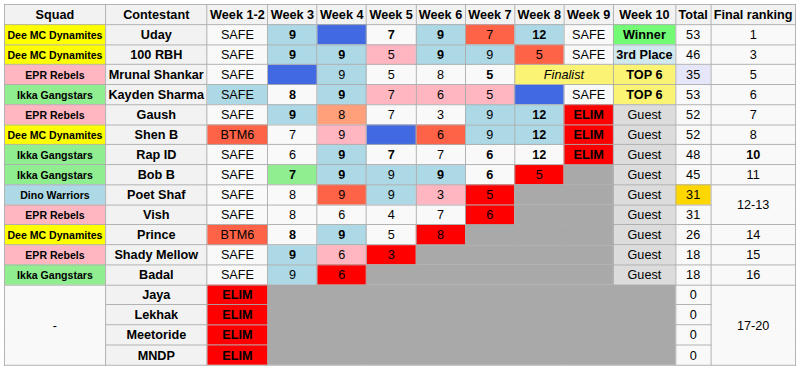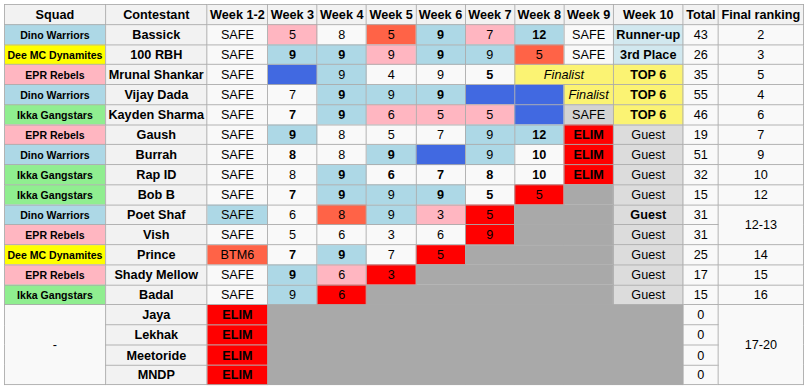- row: (156, 35)
+ row: (156, 35)
(391, 55) 5 -> (391, 55) 9
(693, 55) 46 -> (701, 55) 26
(391, 75) 5 -> (391, 75) 4
(441, 75) 8 -> (441, 75) 9
(693, 75) lavender background -> (701, 75) no background
+ row: (156, 95)
(237, 95) lightblue background -> (237, 115) no background
(292, 95) 8 -> (292, 115) 7
(391, 95) 7 -> (391, 115) 6
(441, 95) 6 -> (441, 115) 5
(589, 95) no background -> (589, 115) lightgrey background
(693, 95) 53 -> (701, 115) 46
(342, 115) lightsalmon background -> (342, 135) no background
(391, 115) 7 -> (391, 135) 5
(441, 115) 3 -> (441, 135) 7
(693, 115) 52 -> (701, 135) 19
- row: (156, 135)
+ row: (156, 155)
(292, 155) 6 -> (292, 175) 8
(391, 155) 7 -> (391, 175) 6
(441, 155) normal -> (441, 175) bold
(490, 155) 6 -> (490, 175) 8
(539, 155) 12 -> (539, 175) 10
(693, 155) 48 -> (701, 175) 32
(753, 155) bold -> (761, 175) normal
(292, 175) lightgreen background -> (292, 195) no background
(490, 175) 6 -> (490, 195) 5
(693, 175) 45 -> (701, 195) 15
(753, 175) 11 -> (761, 195) 12
(237, 195) no background -> (237, 215) lightblue background
(292, 195) 8 -> (292, 215) 6
(342, 195) 9 -> (342, 215) 8
(644, 195) normal -> (648, 215) bold
(693, 195) gold background -> (701, 215) no background
(292, 215) 8 -> (292, 235) 5
(391, 215) 4 -> (391, 235) 3
(441, 215) 7 -> (441, 235) 6
(490, 215) 6 -> (490, 235) 9
(292, 235) 8 -> (292, 255) 7
(391, 235) 5 -> (391, 255) 7
(441, 235) 8 -> (441, 255) 5
(693, 235) 26 -> (701, 255) 25
(693, 255) 18 -> (701, 275) 17
(693, 275) 18 -> (701, 295) 15
